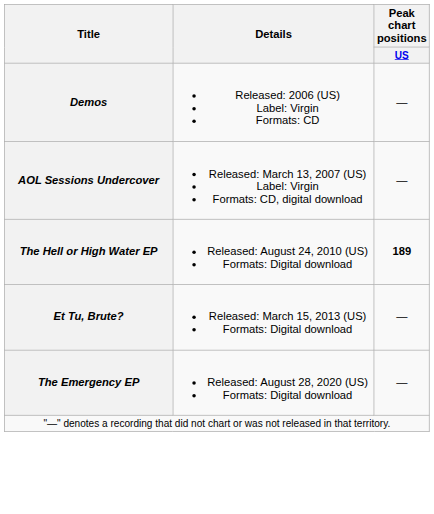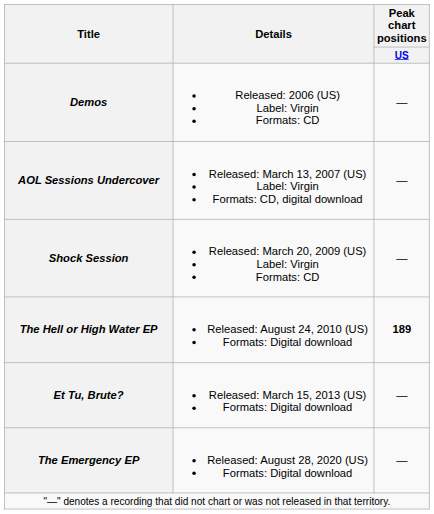+ row: (89, 258)
